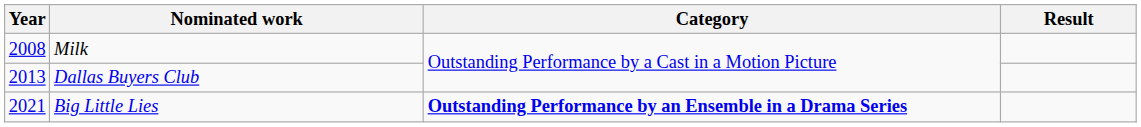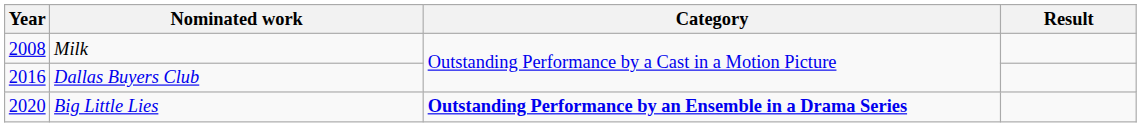(27, 77) 2013 -> (27, 77) 2016
(27, 106) 2021 -> (27, 106) 2020
